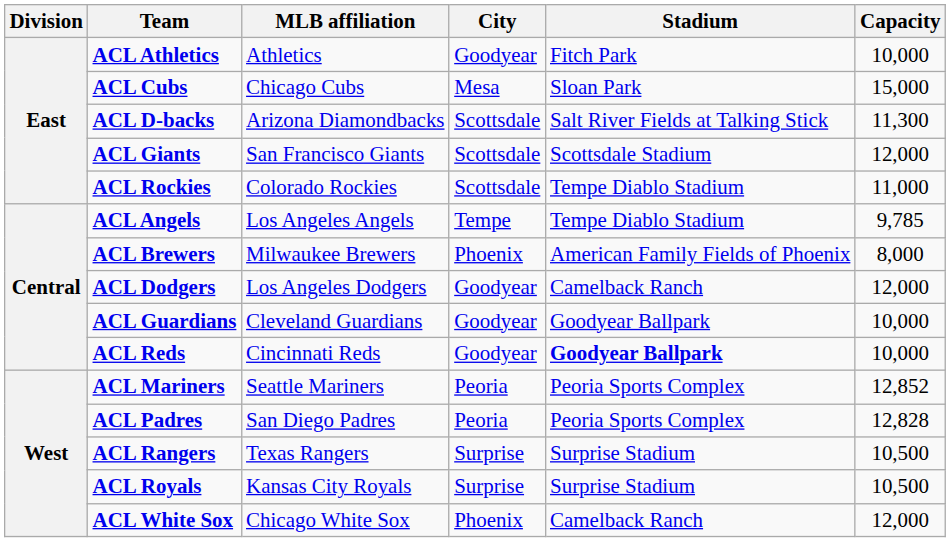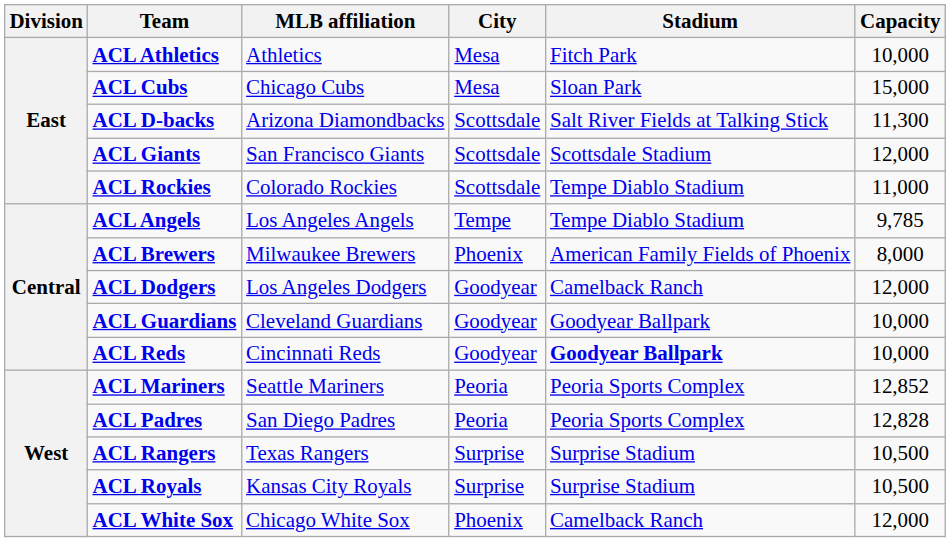(496, 54) Goodyear -> (477, 54) Mesa
